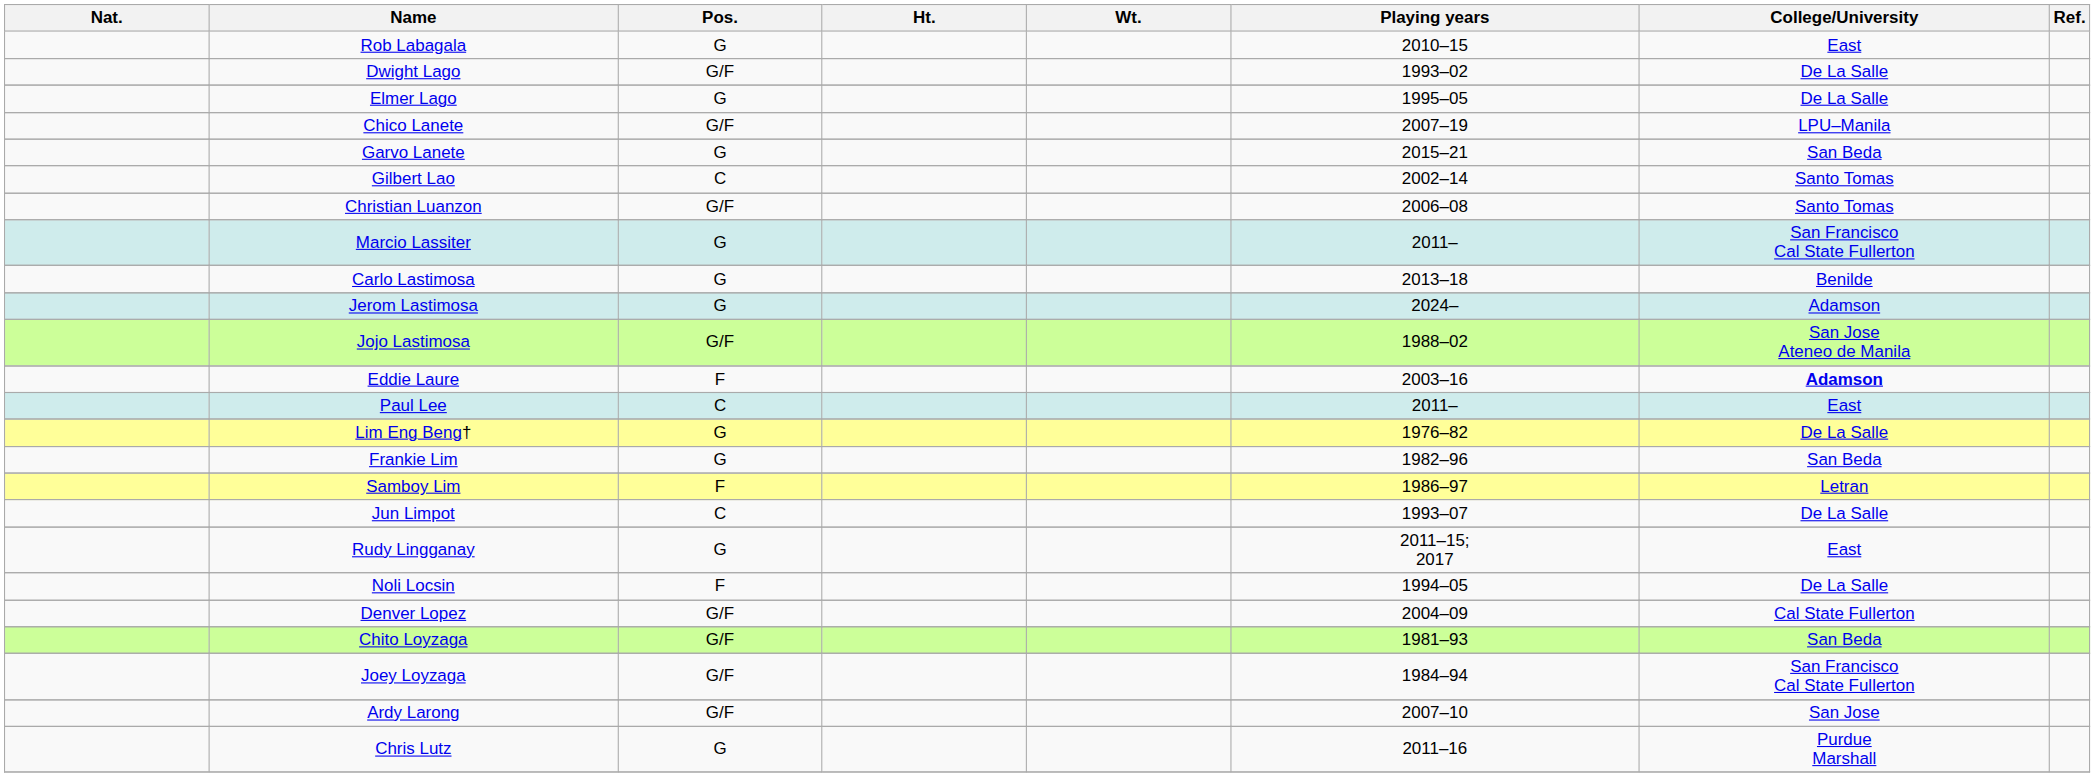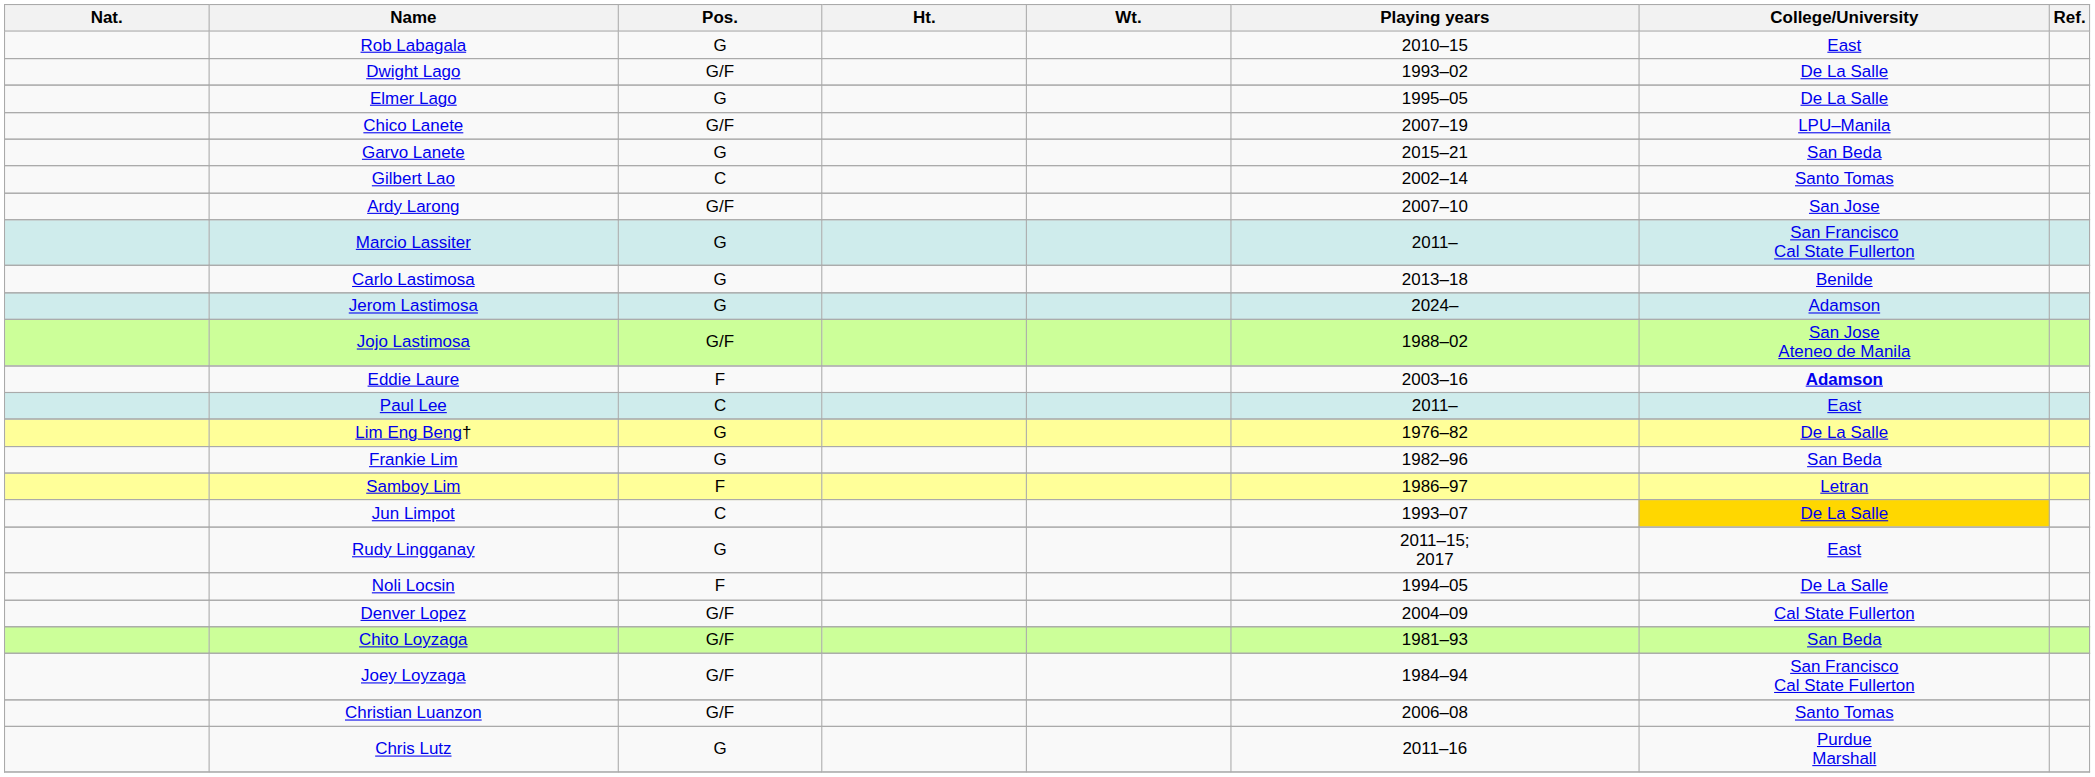rows swapped: (413, 712) <-> (413, 206)
(1844, 513) no background -> (1844, 513) gold background
